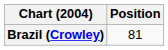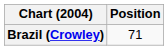(135, 34) 81 -> (135, 34) 71
